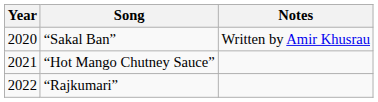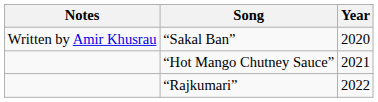columns swapped: (22, 16) <-> (296, 16)
